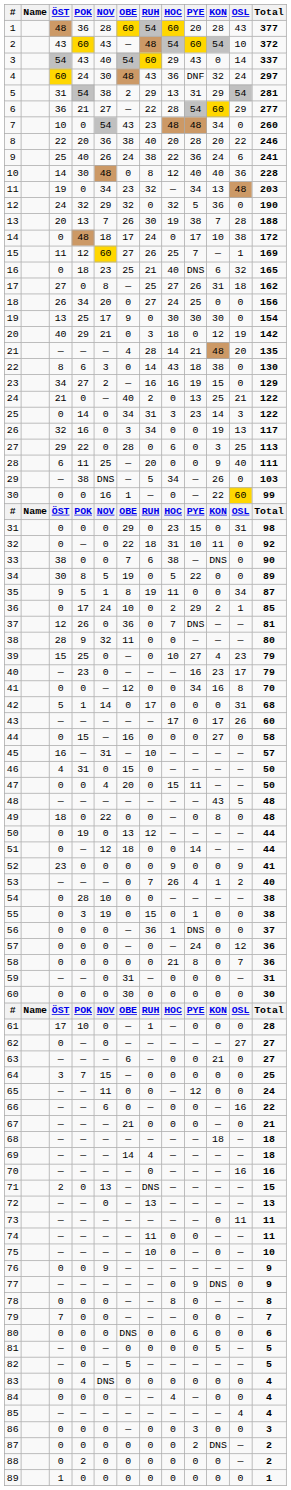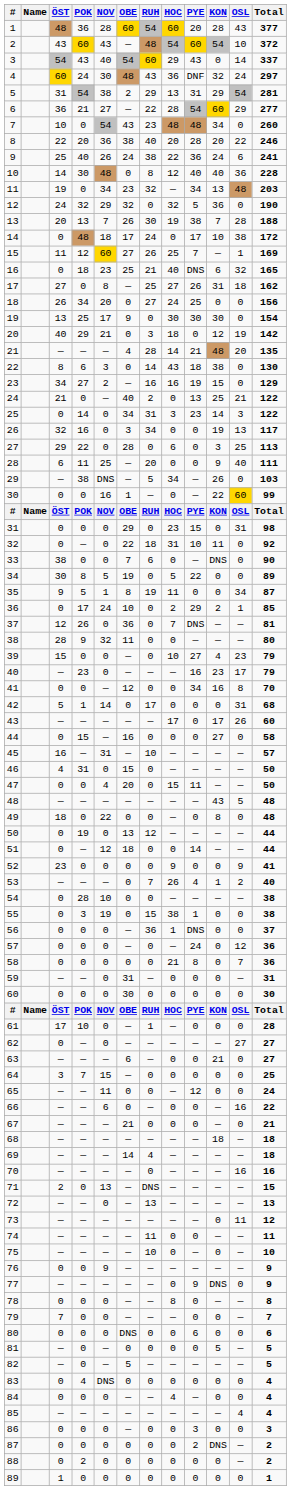(173, 560) 38 -> (173, 560) 0
(83, 657) 25 -> (83, 657) 0
(173, 914) 0 -> (173, 914) 38
(269, 1220) 11 -> (269, 1220) 12
